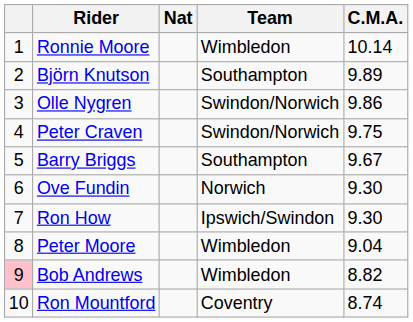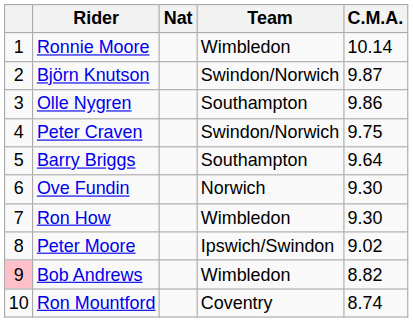(254, 75) Southampton -> (270, 75) Swindon/Norwich
(365, 75) 9.89 -> (365, 75) 9.87
(270, 103) Swindon/Norwich -> (254, 103) Southampton
(365, 160) 9.67 -> (365, 160) 9.64
(268, 217) Ipswich/Swindon -> (246, 217) Wimbledon
(246, 246) Wimbledon -> (268, 246) Ipswich/Swindon
(365, 246) 9.04 -> (365, 246) 9.02
